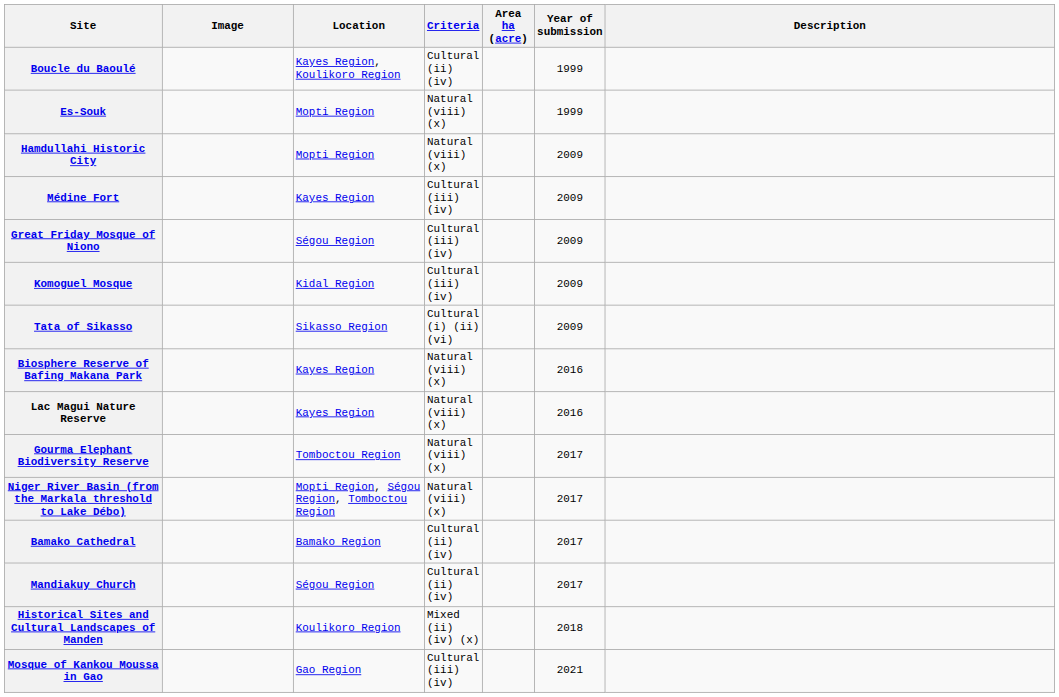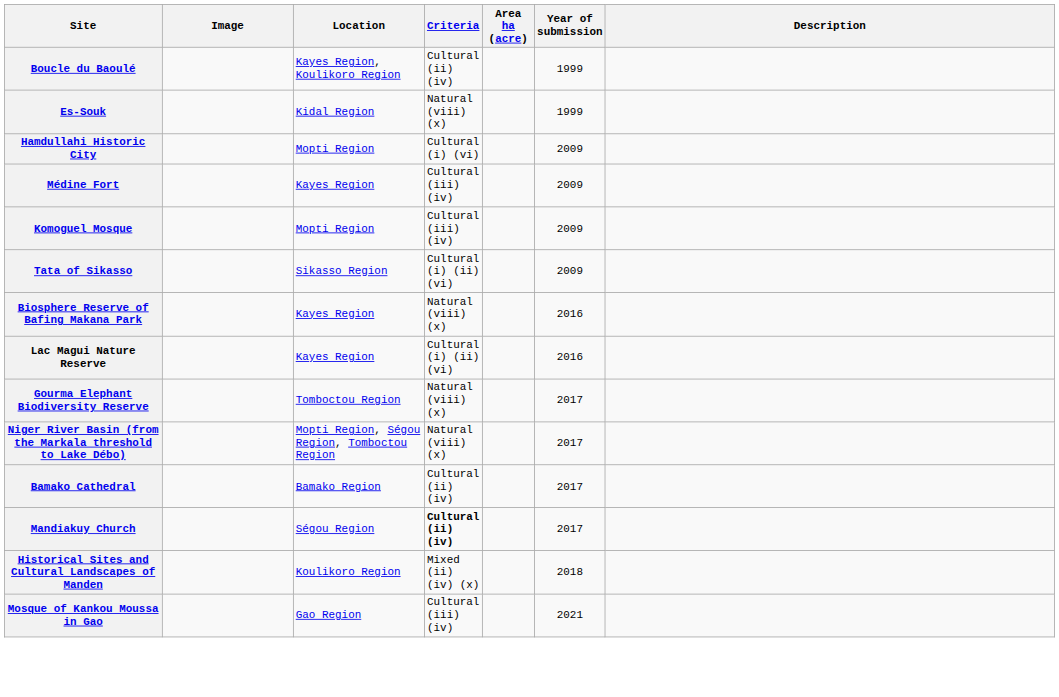(335, 112) Mopti Region -> (335, 112) Kidal Region
(450, 155) Natural (viii) (x) -> (453, 149) Cultural (i) (vi)
- row: (83, 241)
(335, 284) Kidal Region -> (335, 228) Mopti Region
(450, 413) Natural (viii) (x) -> (453, 357) Cultural (i) (ii) (vi)
(453, 585) normal -> (453, 529) bold
